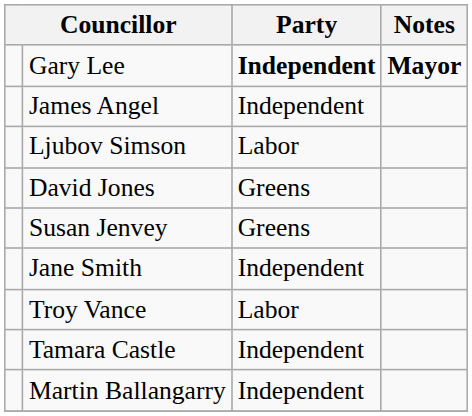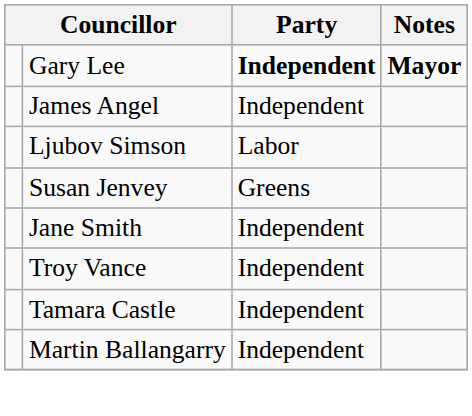- row: (92, 187)
(268, 308) Labor -> (301, 268) Independent
